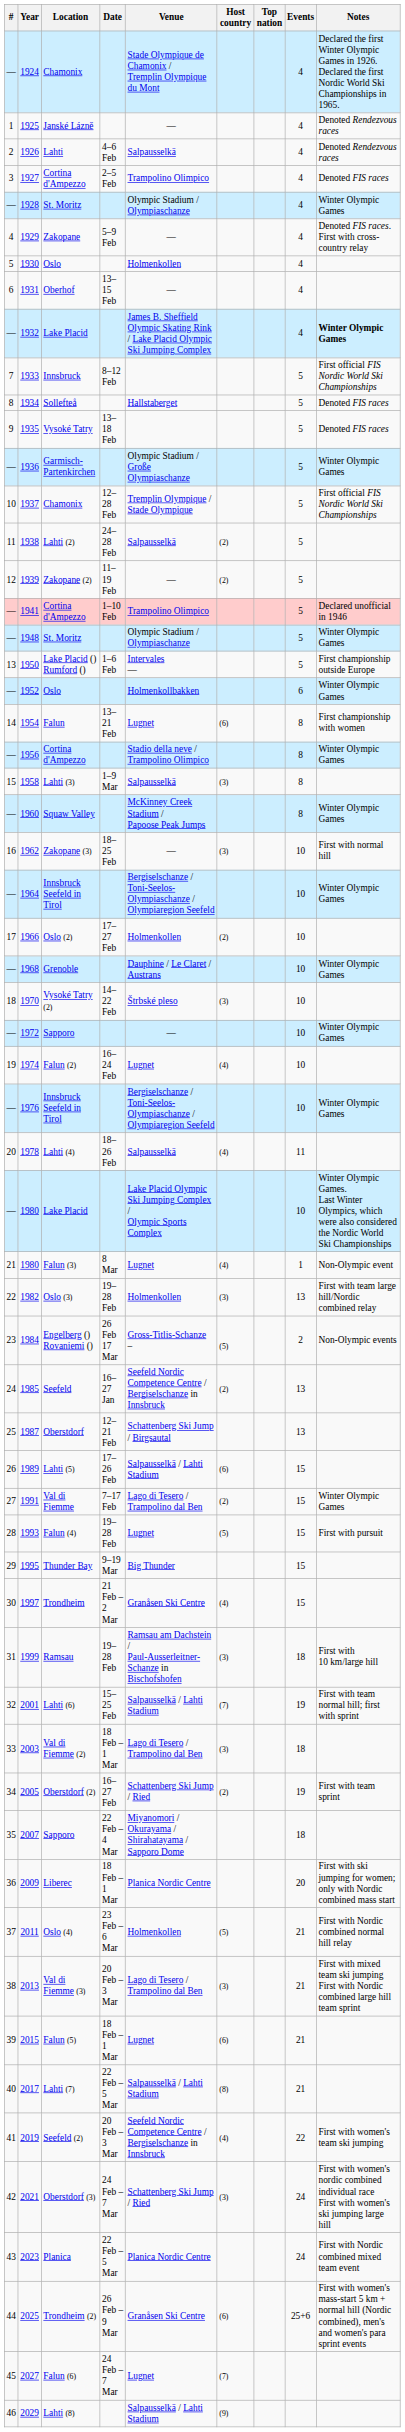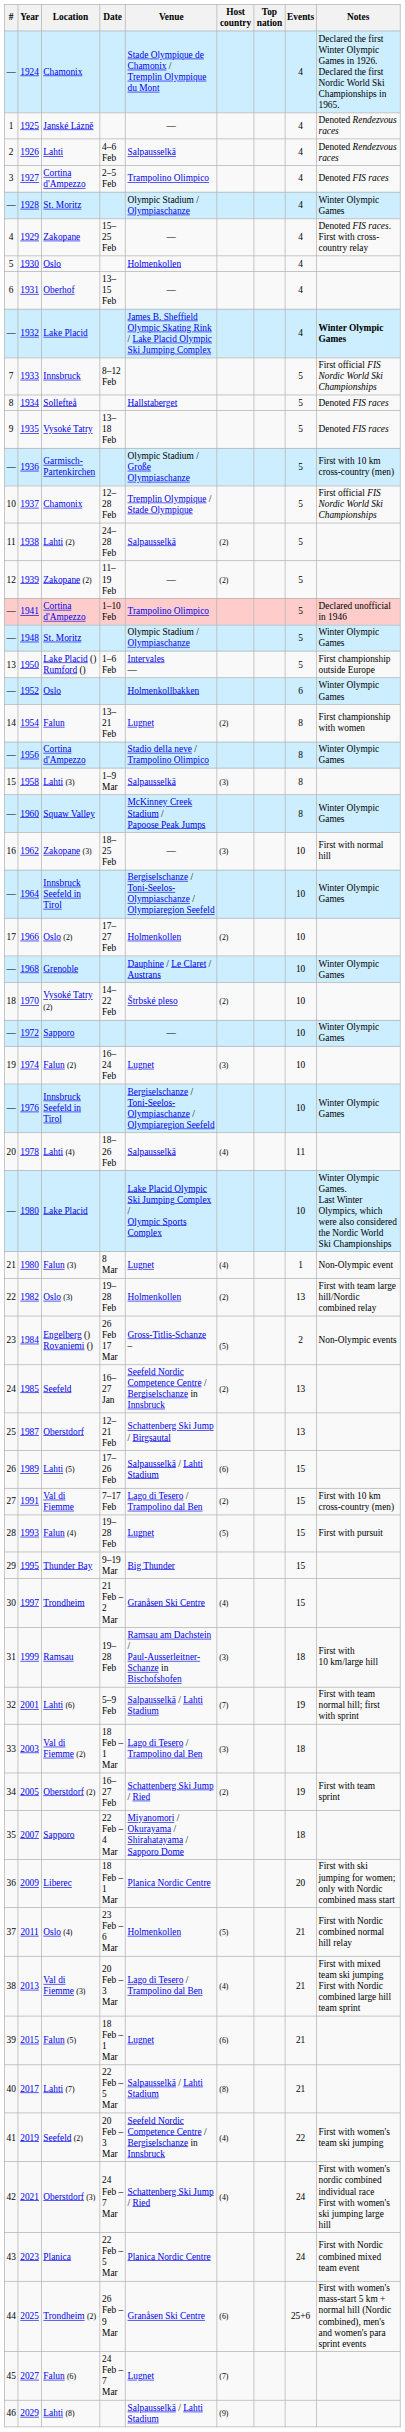(109, 237) 5–9 Feb -> (109, 237) 15–25 Feb
(349, 467) Winter Olympic Games -> (356, 467) First with 10 km cross-country (men)
(224, 724) (6) -> (224, 724) (2)
(224, 1002) (3) -> (224, 1002) (2)
(224, 1066) (4) -> (224, 1066) (3)
(224, 1298) (3) -> (224, 1298) (2)
(349, 1501) Winter Olympic Games -> (356, 1501) First with 10 km cross-country (men)
(109, 1706) 15–25 Feb -> (109, 1706) 5–9 Feb
(224, 1987) (3) -> (224, 1987) (4)
(224, 2198) (3) -> (224, 2198) (4)
